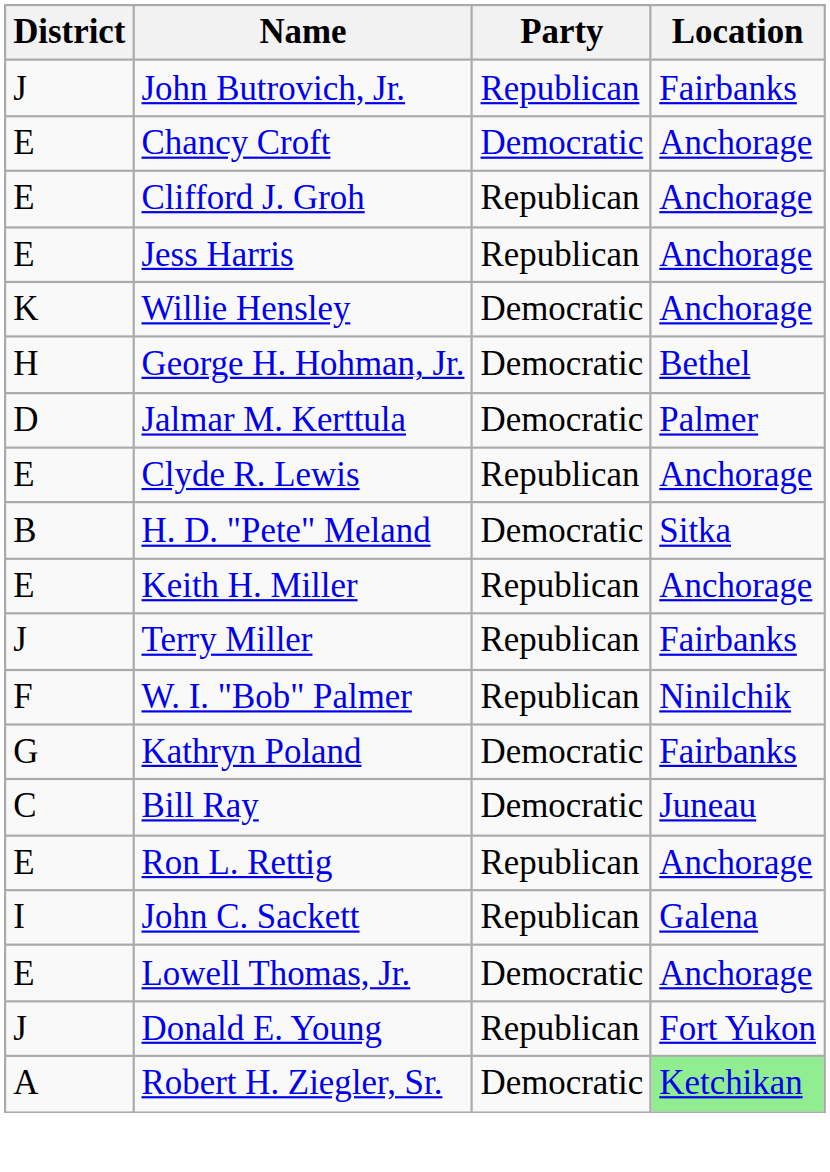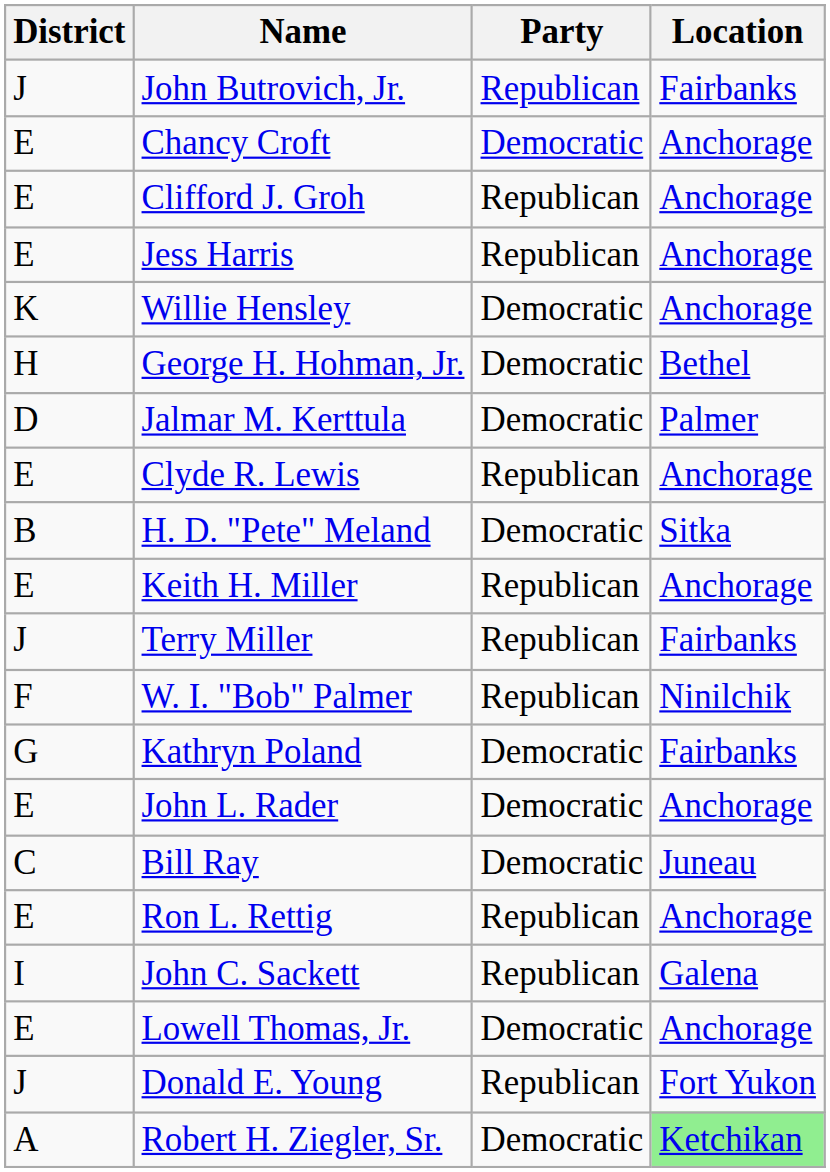+ row: (240, 806)
